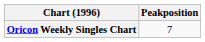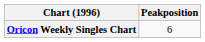(170, 29) 7 -> (170, 29) 6
